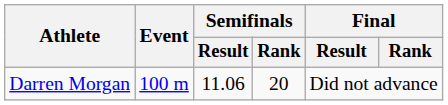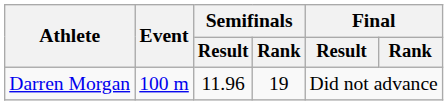(223, 83) 11.06 -> (223, 83) 11.96
(279, 83) 20 -> (279, 83) 19
